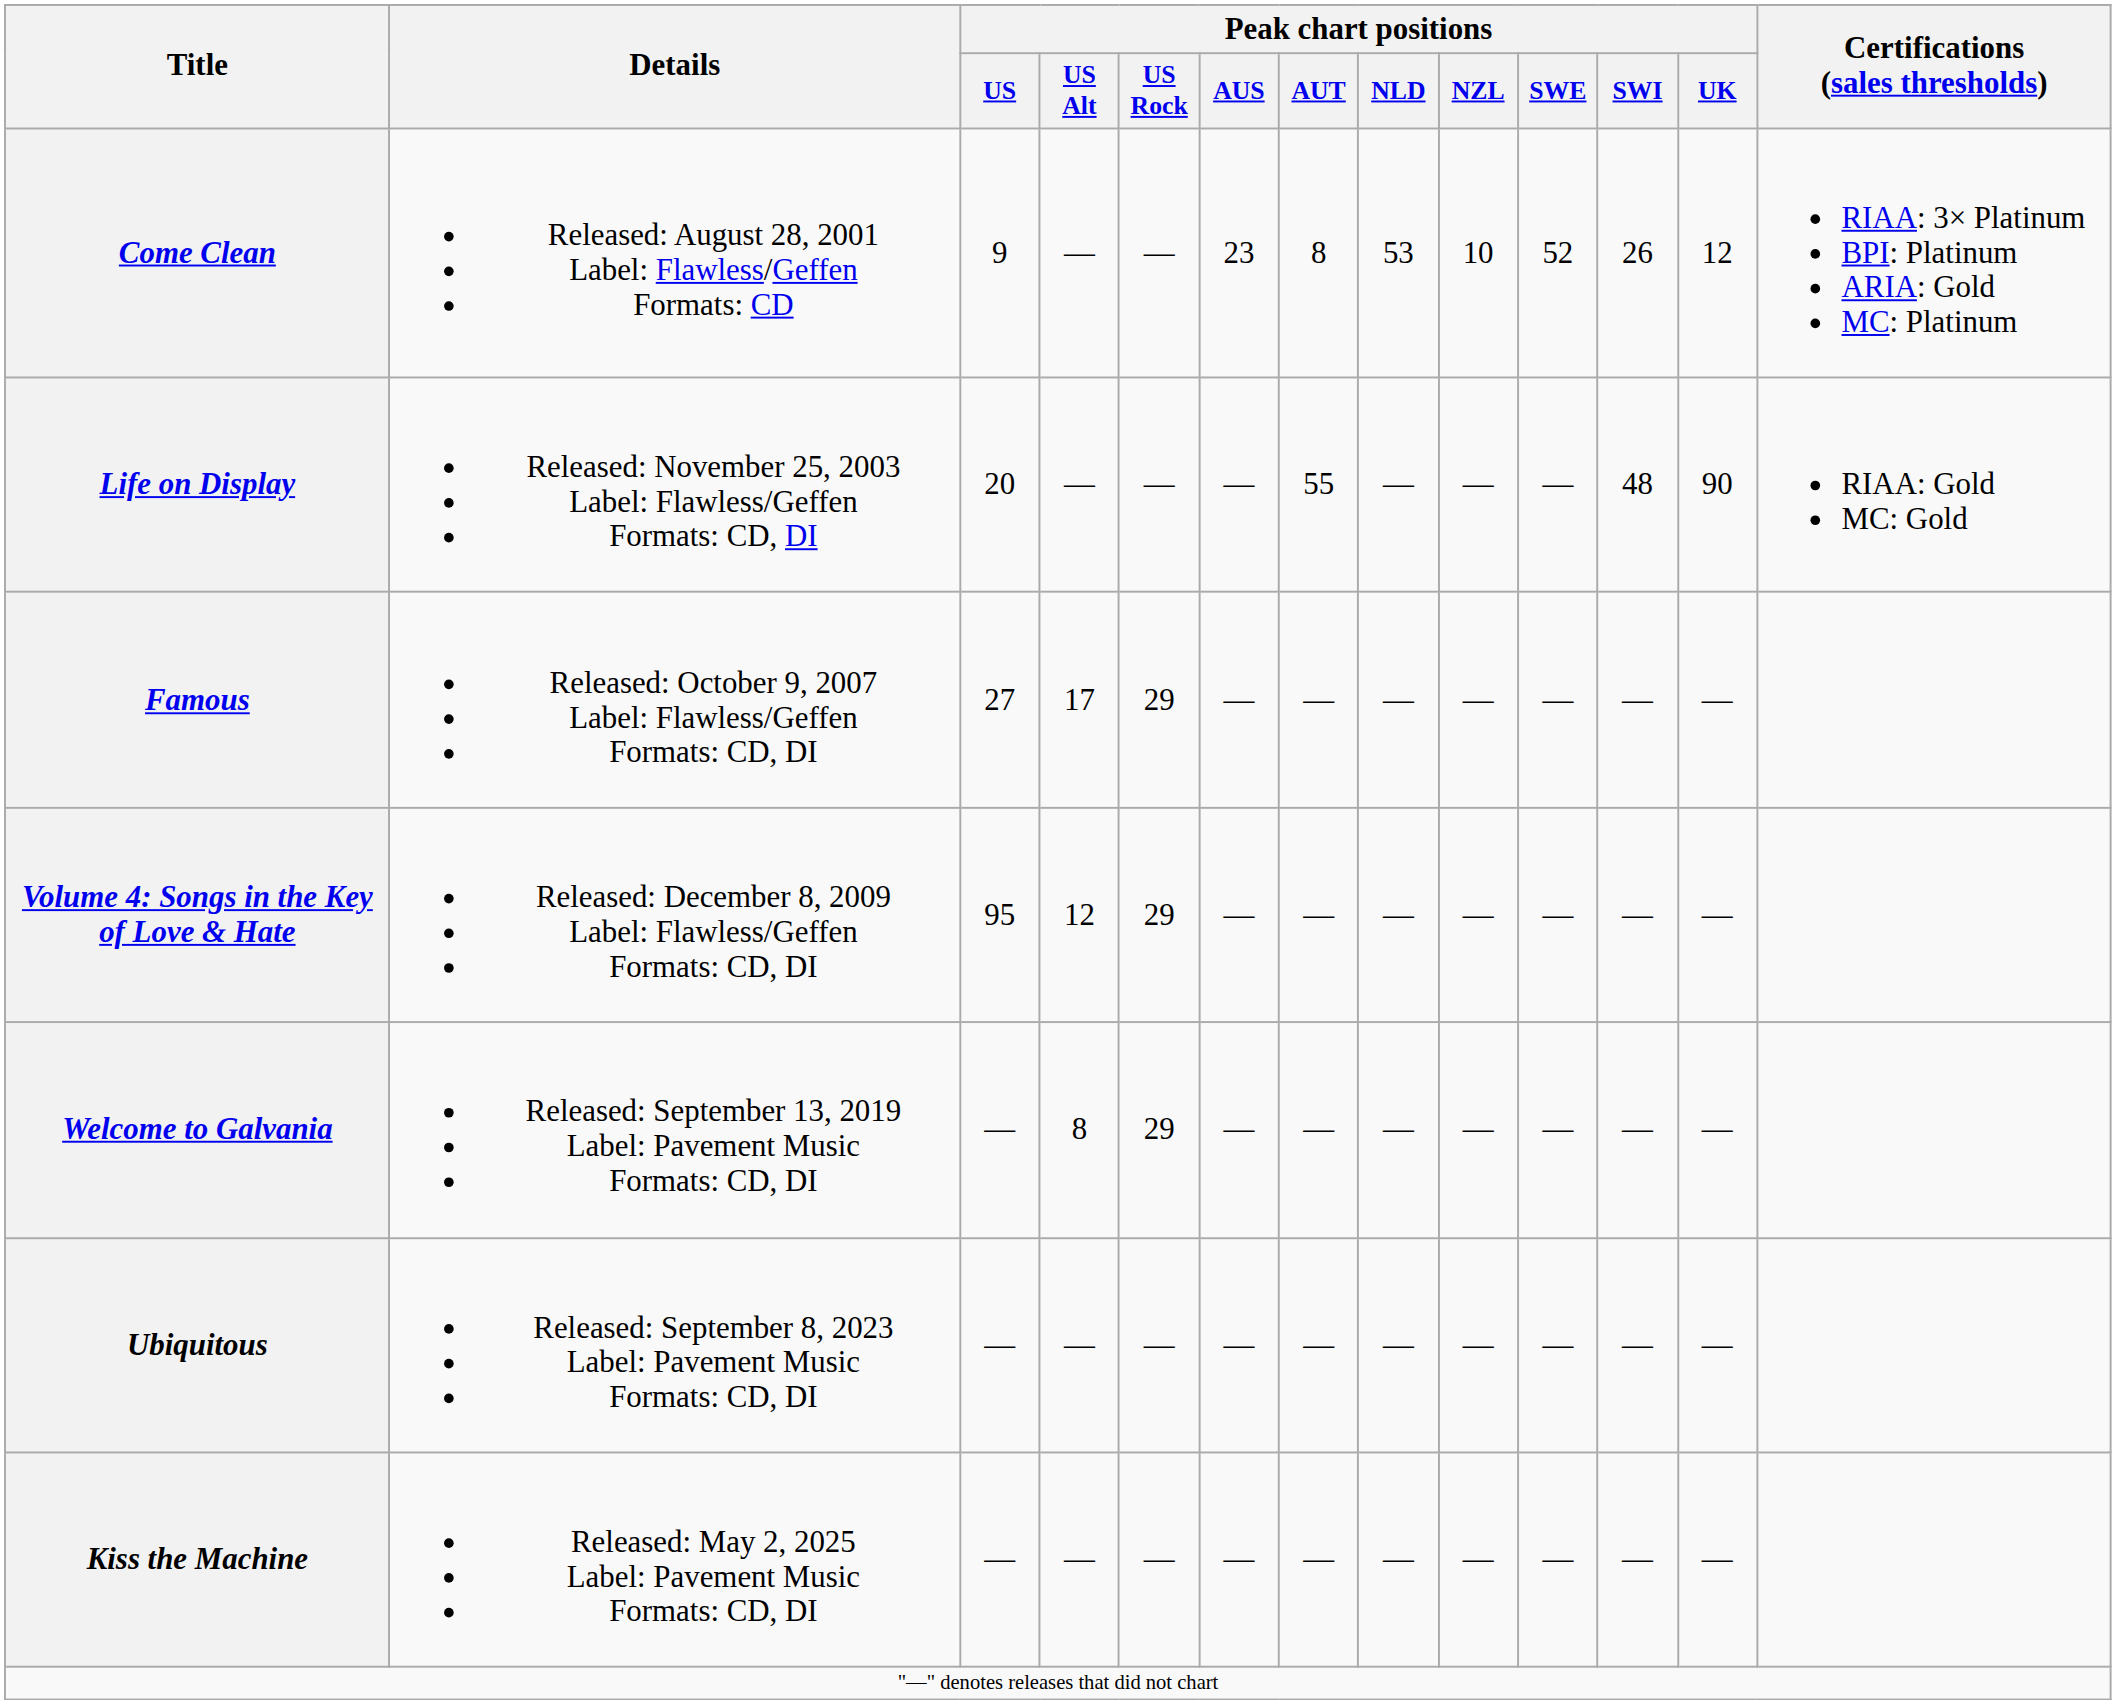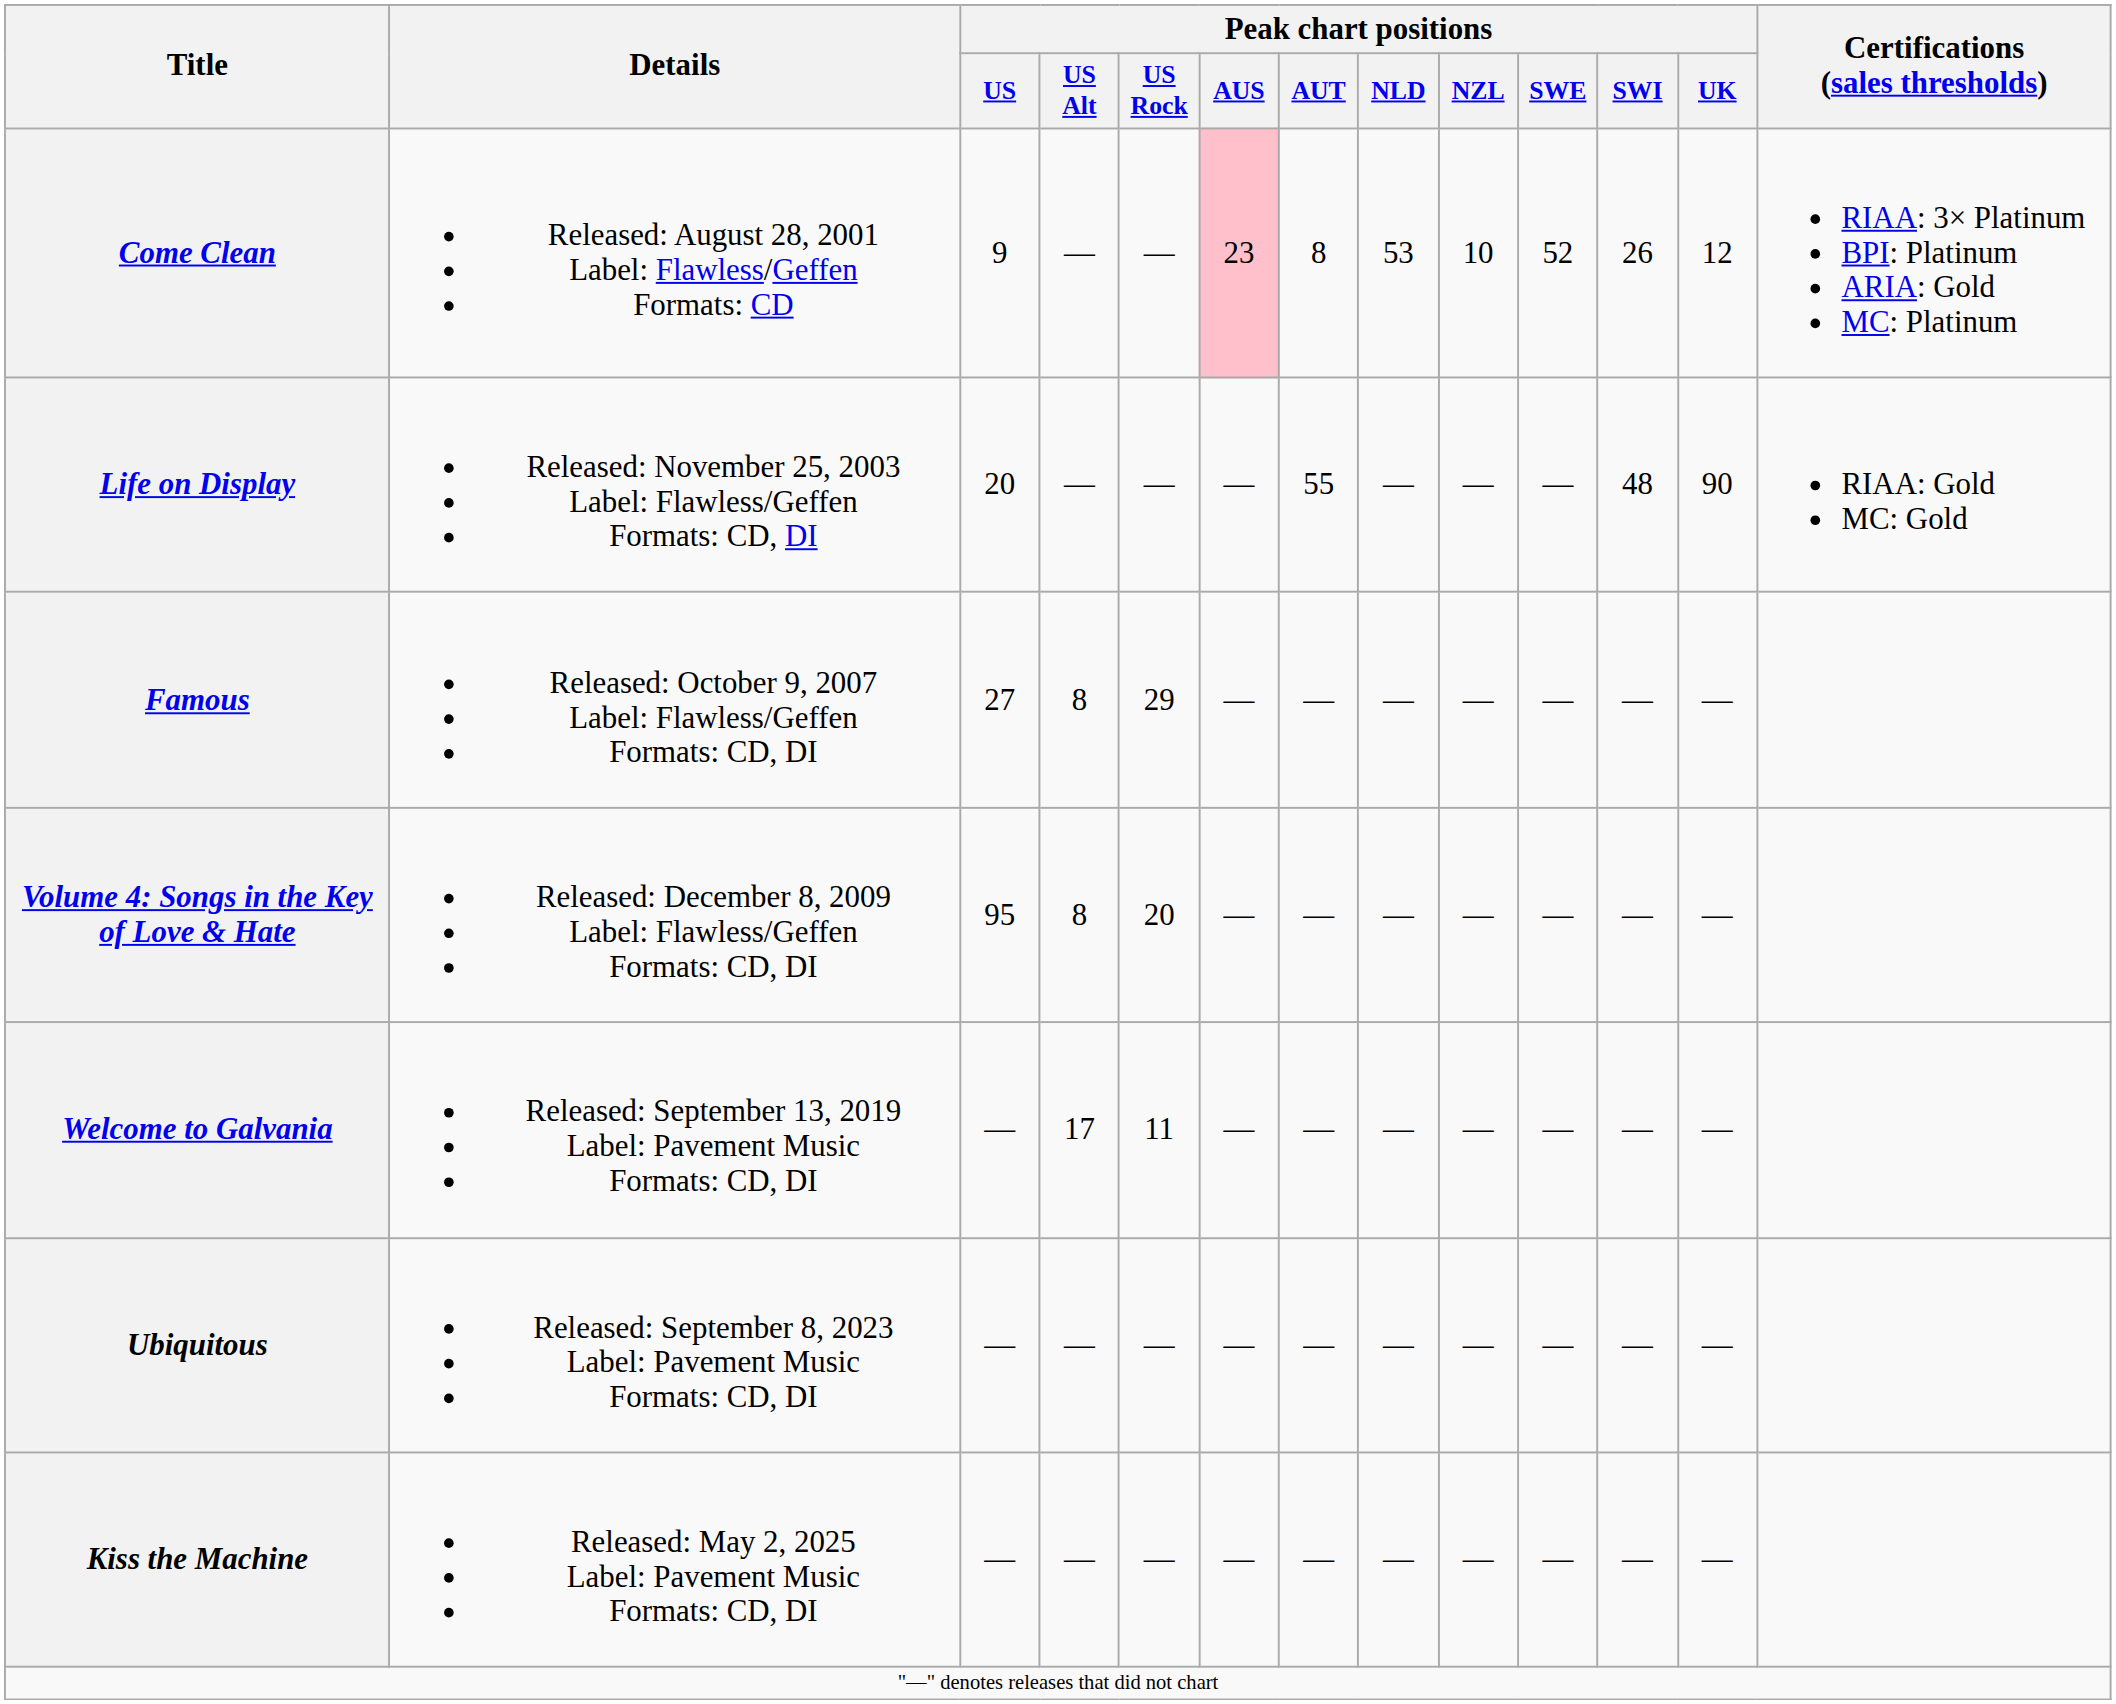(1239, 252) no background -> (1239, 252) pink background
(1079, 699) 17 -> (1079, 699) 8
(1079, 914) 12 -> (1079, 914) 8
(1159, 914) 29 -> (1159, 914) 20
(1079, 1129) 8 -> (1079, 1129) 17
(1159, 1129) 29 -> (1159, 1129) 11
